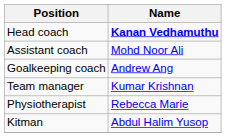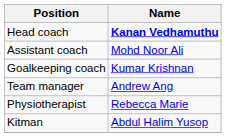(142, 68) Andrew Ang -> (152, 68) Kumar Krishnan
(152, 86) Kumar Krishnan -> (142, 86) Andrew Ang
